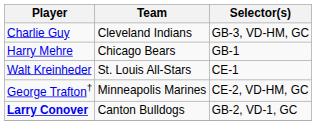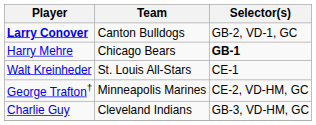rows swapped: (48, 110) <-> (38, 32)
(226, 51) normal -> (226, 51) bold
